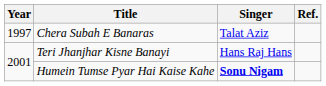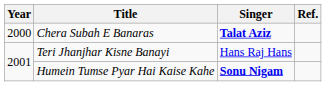(19, 33) 1997 -> (19, 33) 2000
(244, 33) normal -> (245, 33) bold
